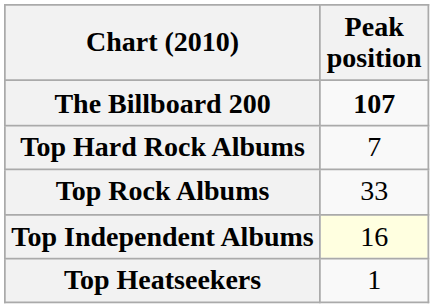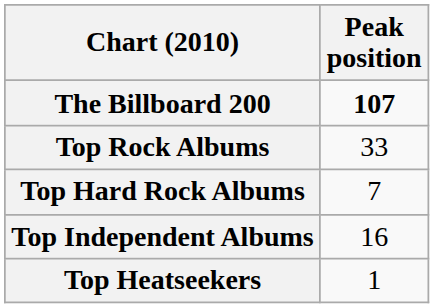rows swapped: (163, 191) <-> (163, 147)
(374, 235) lightyellow background -> (374, 235) no background
